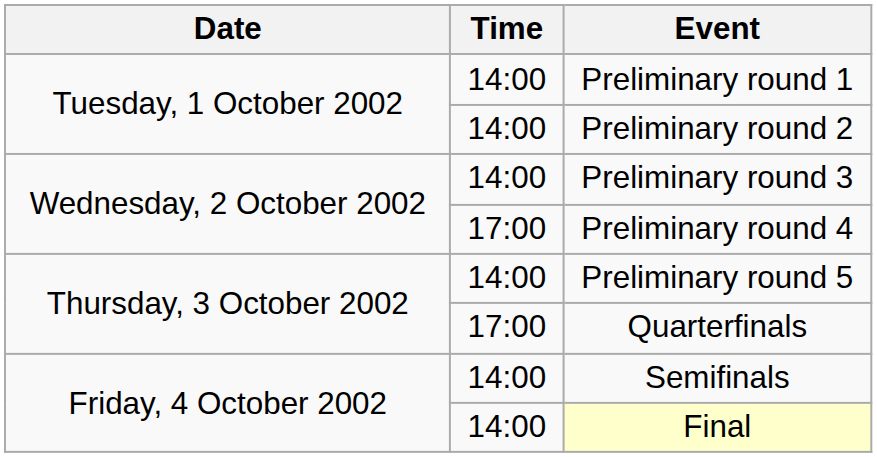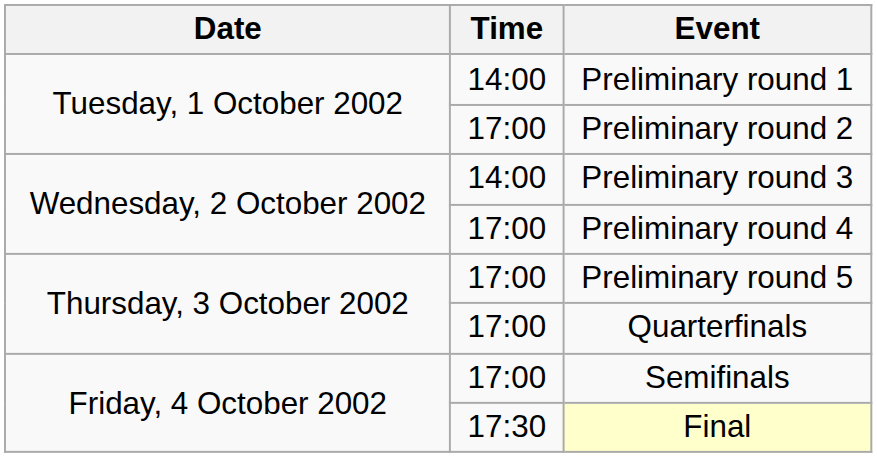(507, 128) 14:00 -> (507, 128) 17:00
(507, 278) 14:00 -> (507, 278) 17:00
(507, 377) 14:00 -> (507, 377) 17:00
(507, 427) 14:00 -> (507, 427) 17:30
